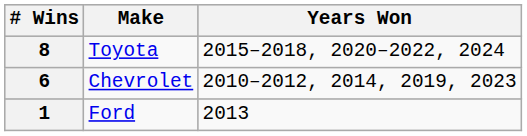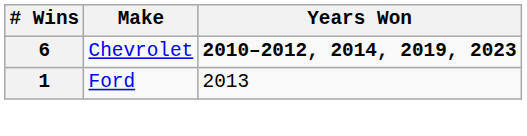- row: (44, 52)
(360, 83) normal -> (360, 52) bold
